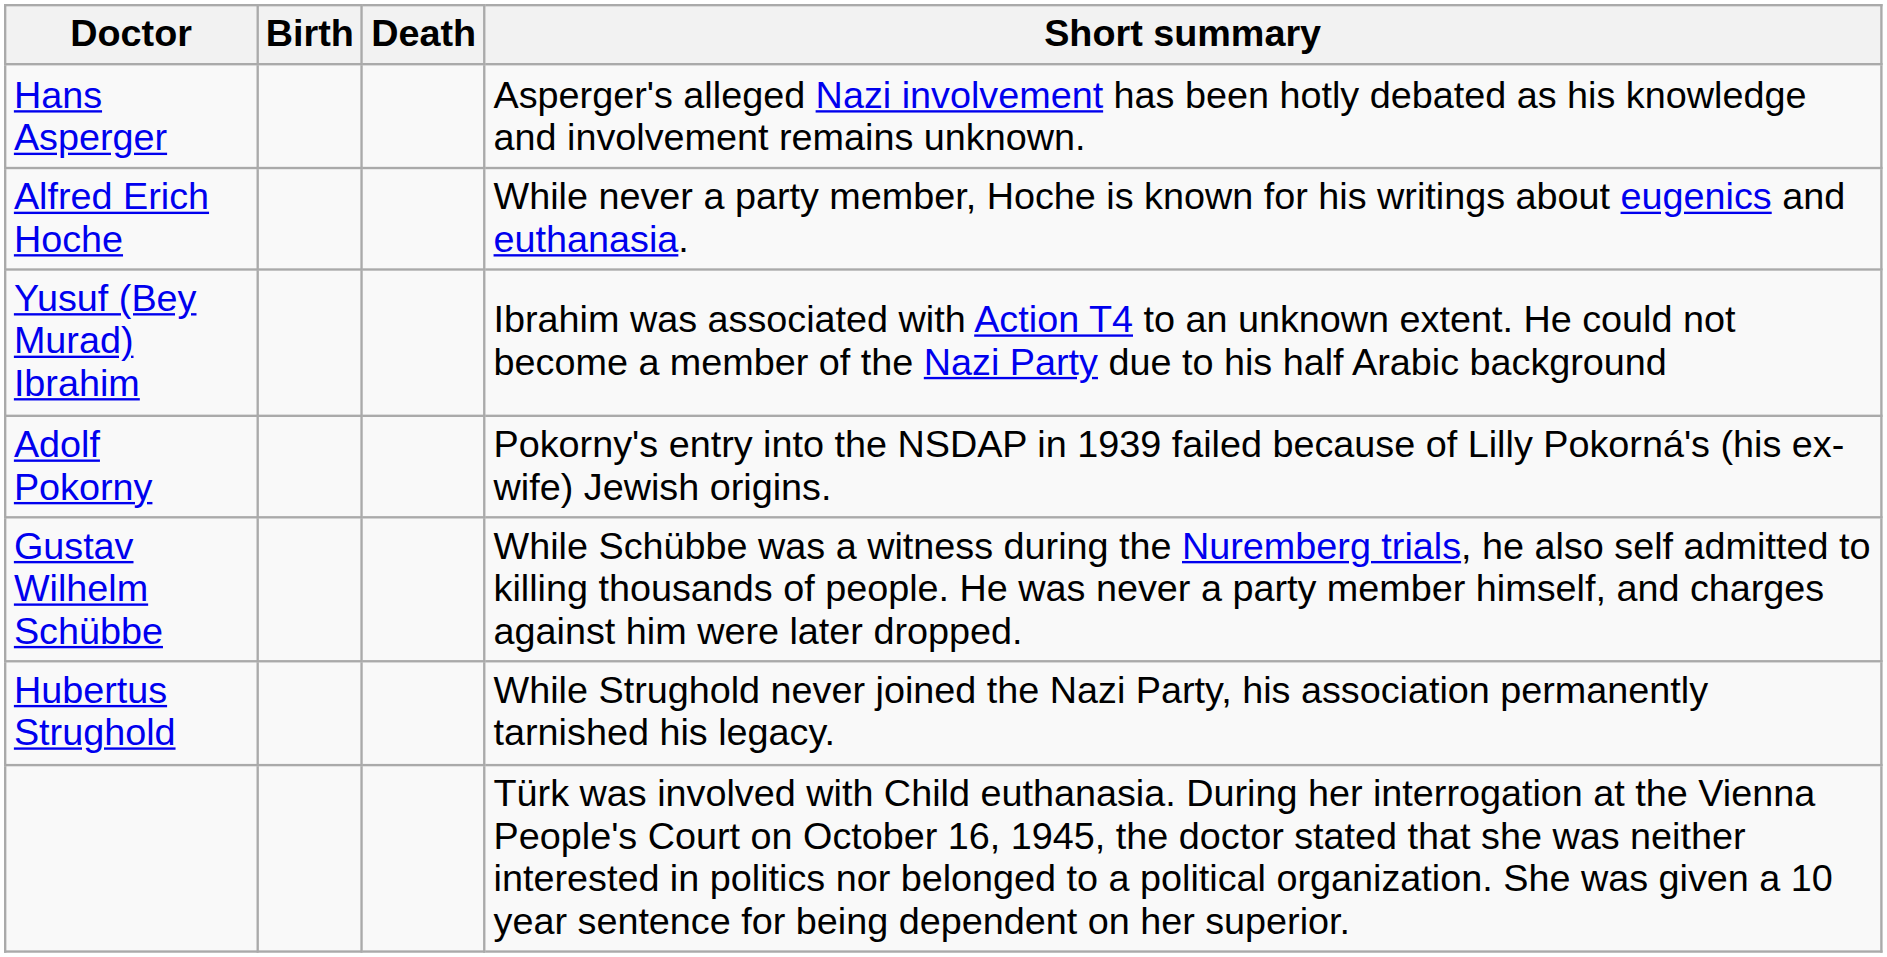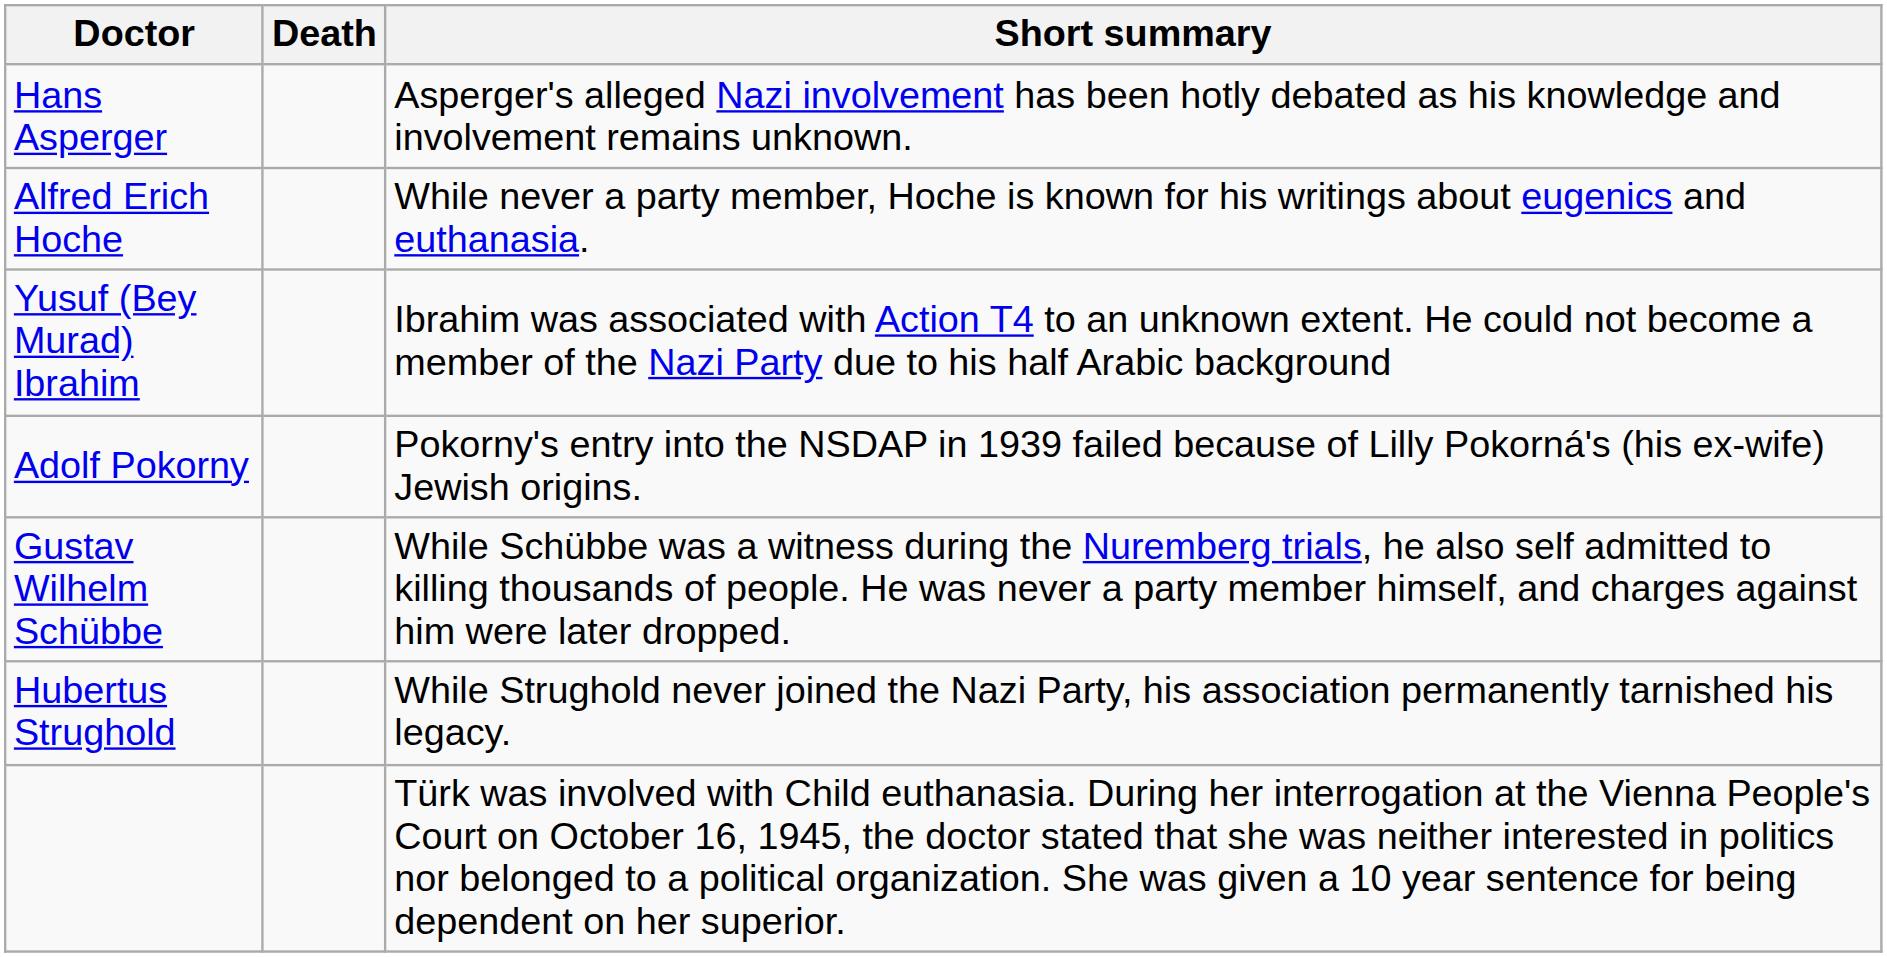- column: (310, 34)
